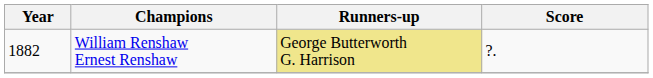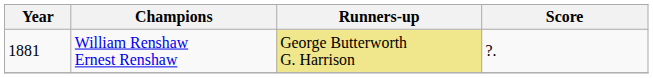(24, 51) 1882 -> (24, 51) 1881
